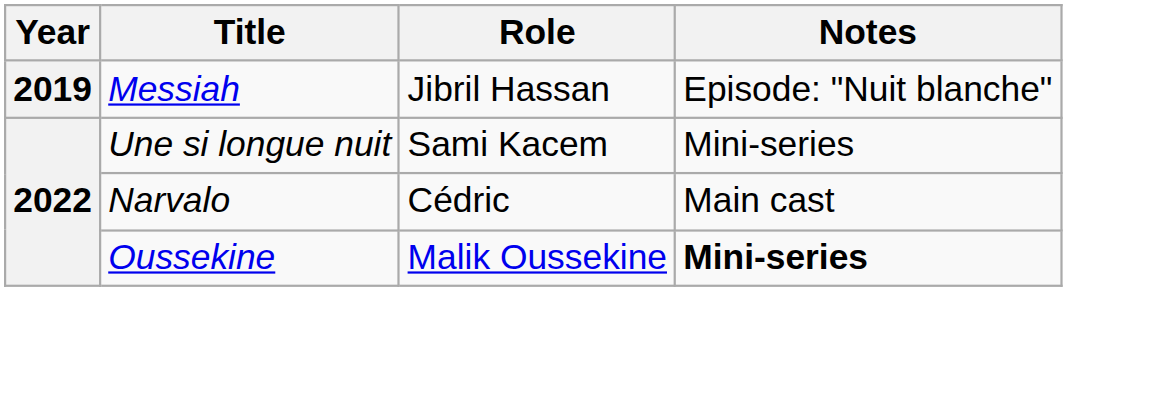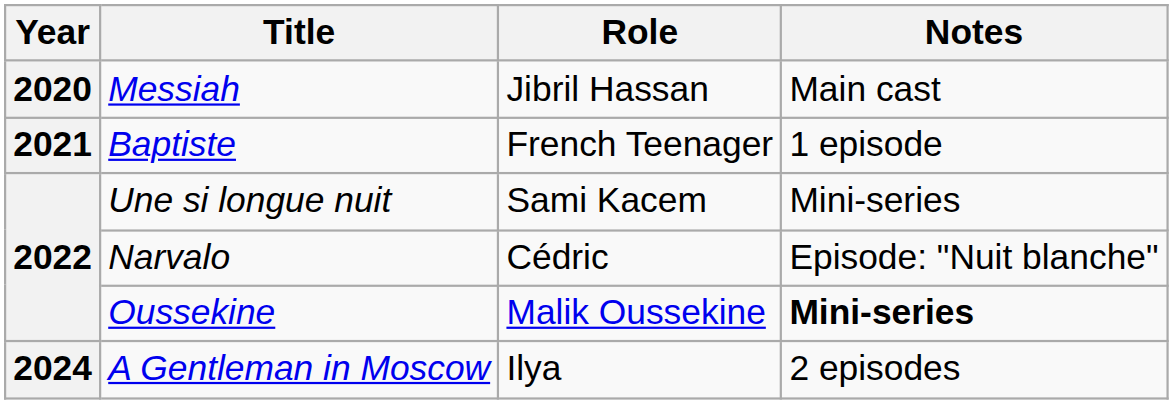(53, 88) 2019 -> (53, 88) 2020
(868, 88) Episode: "Nuit blanche" -> (865, 88) Main cast
+ row: (172, 144)
(759, 200) Main cast -> (974, 256) Episode: "Nuit blanche"
+ row: (299, 369)
